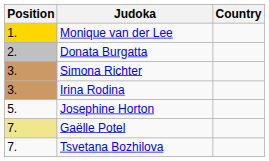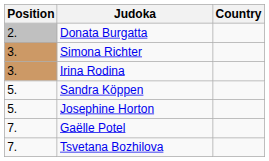- row: (116, 33)
+ row: (102, 90)
(12, 128) khaki background -> (12, 128) no background
